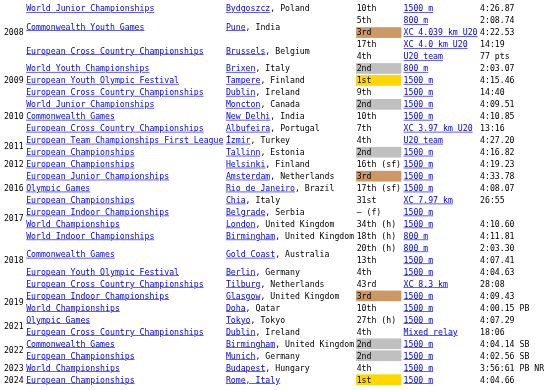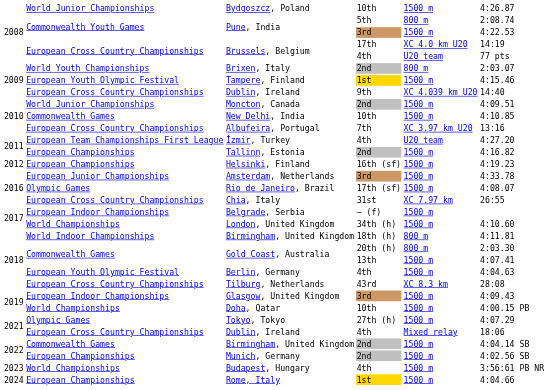(441, 33) XC 4.039 km U20 -> (418, 33) 1500 m
(418, 92) 1500 m -> (441, 92) XC 4.039 km U20
(80, 200) European Championships -> (115, 200) European Cross Country Championships
